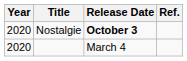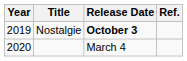(19, 30) 2020 -> (19, 30) 2019
